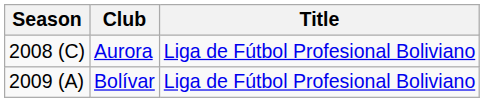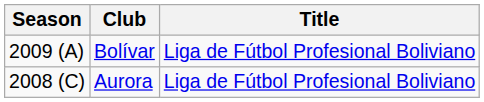rows swapped: (123, 50) <-> (124, 81)
